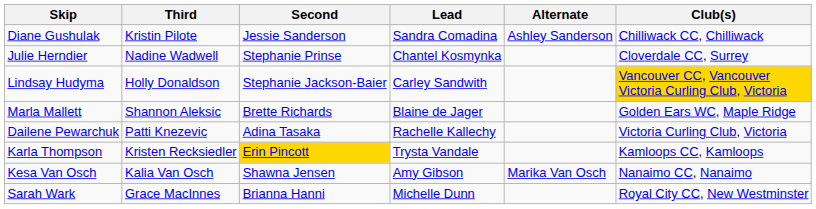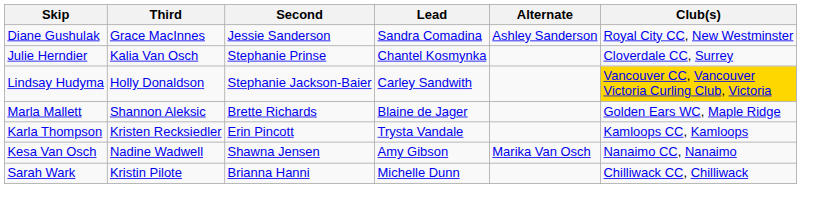(161, 35) Kristin Pilote -> (157, 35) Grace MacInnes
(691, 35) Chilliwack CC, Chilliwack -> (698, 35) Royal City CC, New Westminster
(172, 55) Nadine Wadwell -> (154, 55) Kalia Van Osch
- row: (63, 132)
(276, 152) gold background -> (261, 132) no background
(169, 173) Kalia Van Osch -> (156, 152) Nadine Wadwell
(173, 193) Grace MacInnes -> (146, 173) Kristin Pilote
(714, 193) Royal City CC, New Westminster -> (676, 173) Chilliwack CC, Chilliwack
